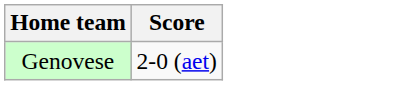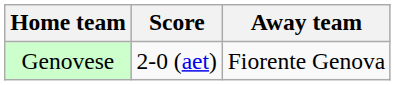+ column: (306, 23)
